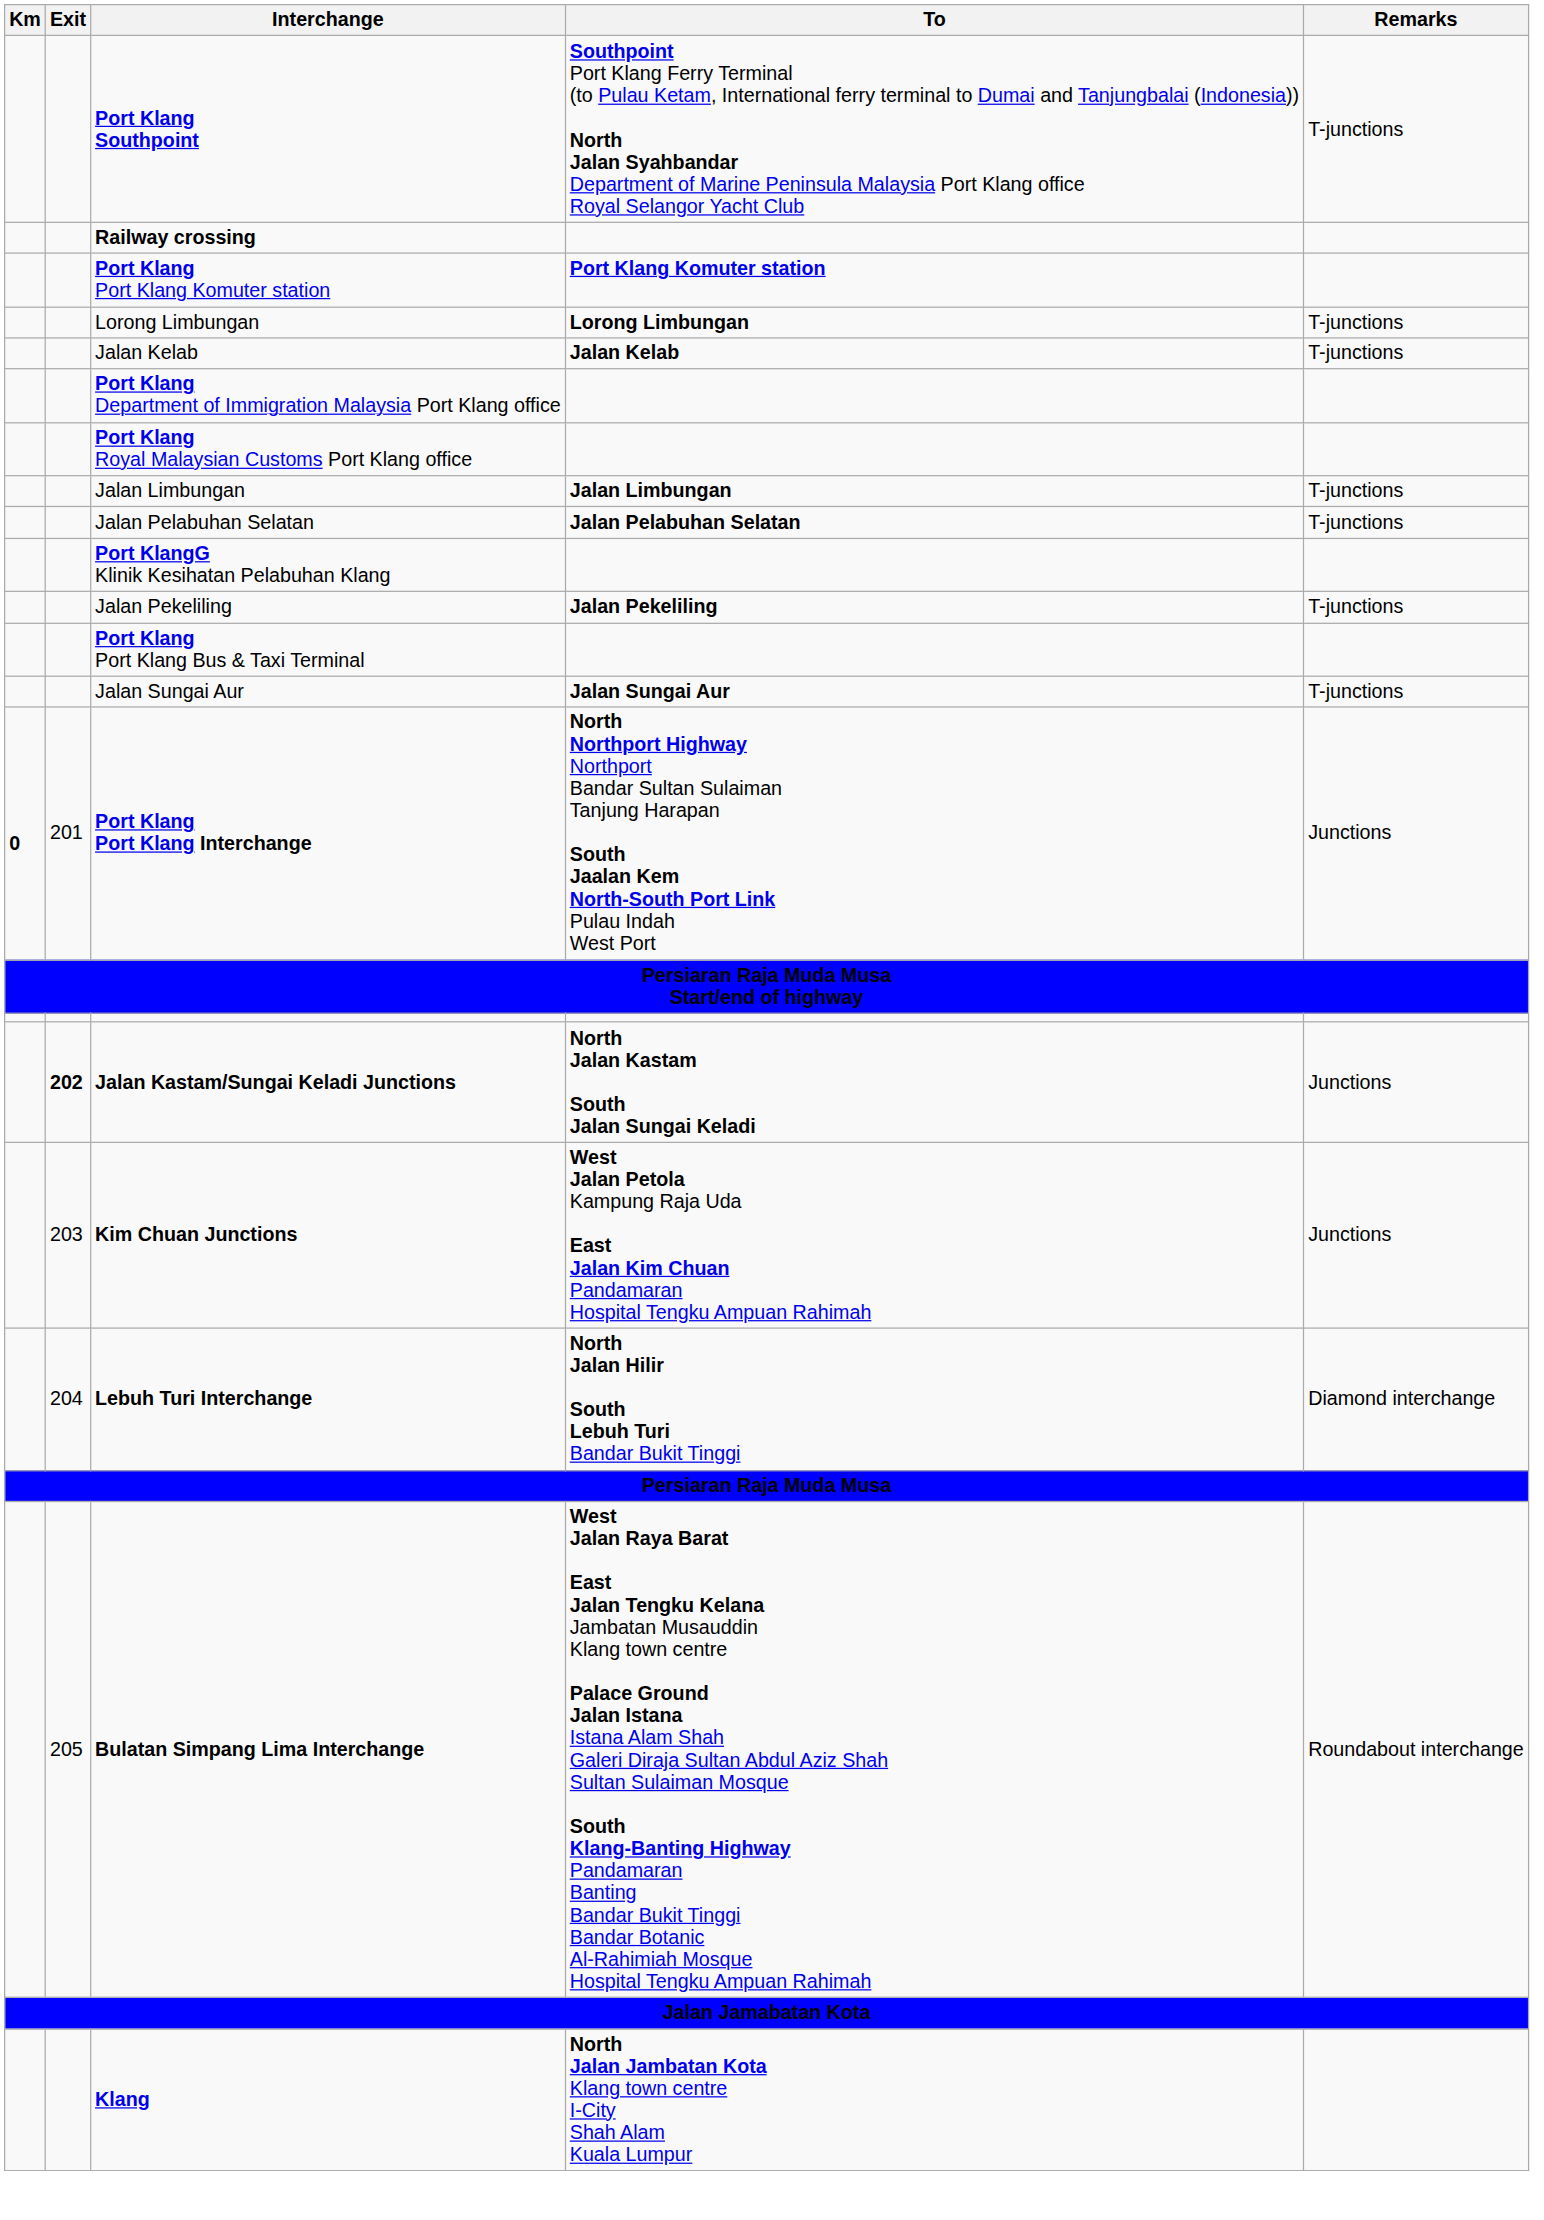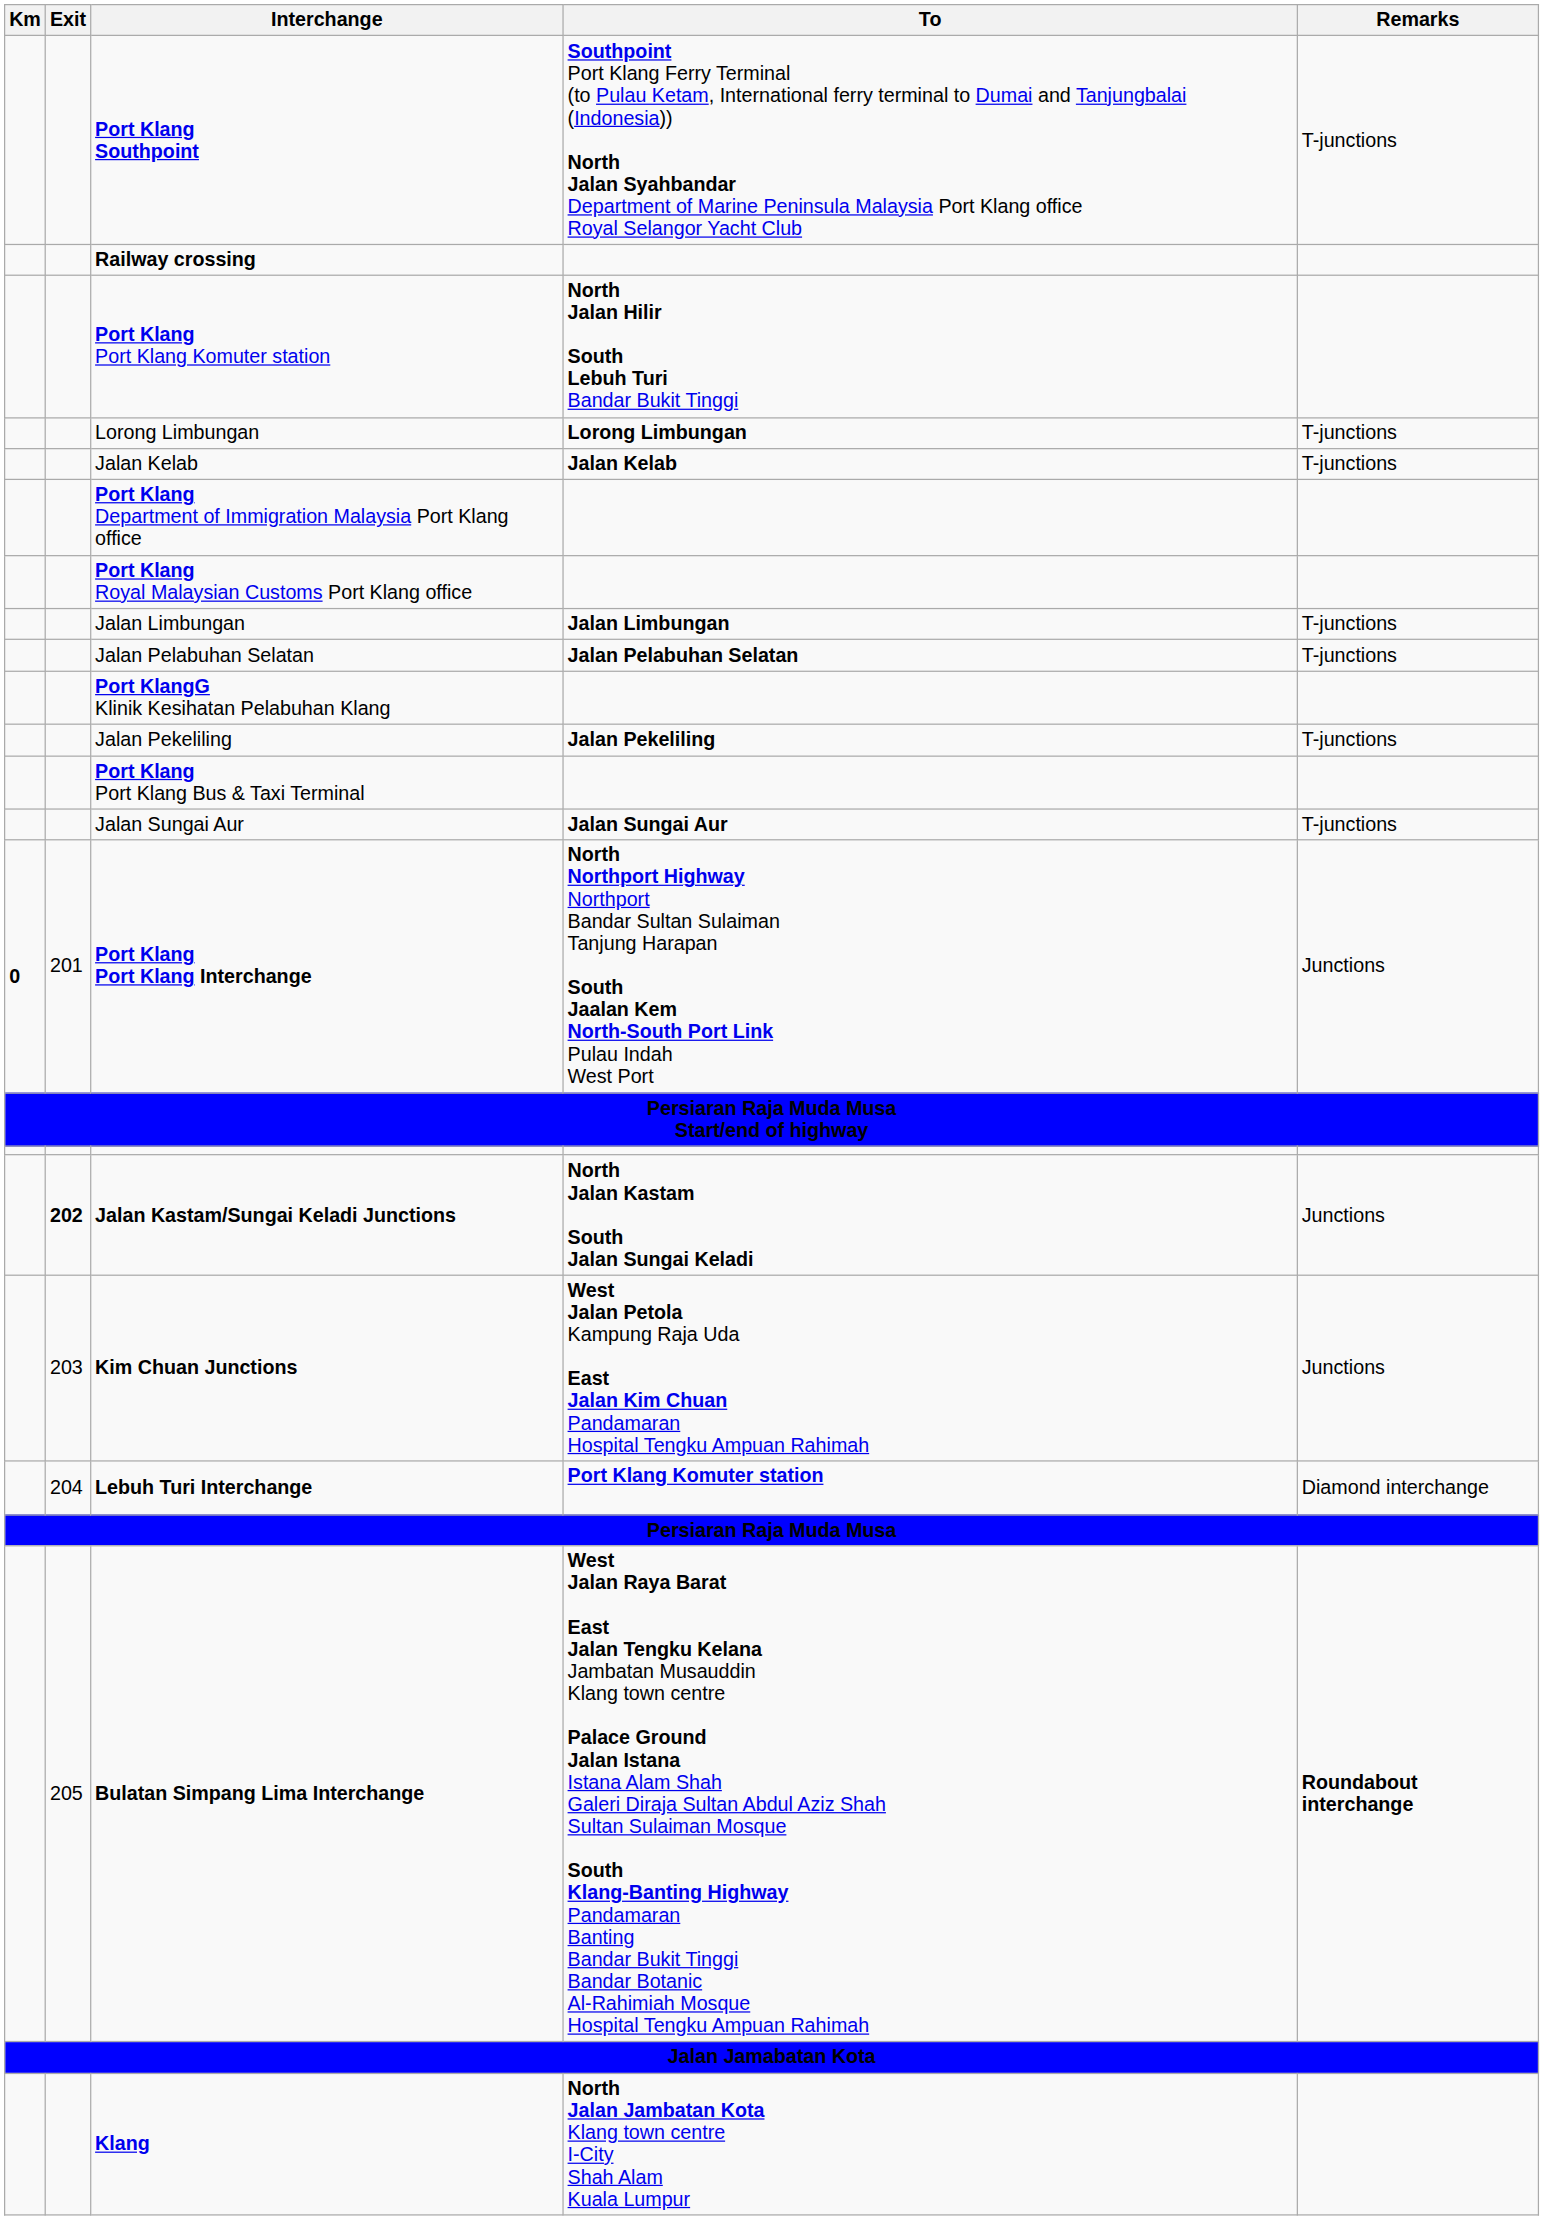(698, 268) Port Klang Komuter station -> (653, 346) North Jalan Hilir South Lebuh Turi Bandar Bukit Tinggi
(655, 1399) North Jalan Hilir South Lebuh Turi Bandar Bukit Tinggi -> (696, 1476) Port Klang Komuter station
(1416, 1749) normal -> (1360, 1793) bold
